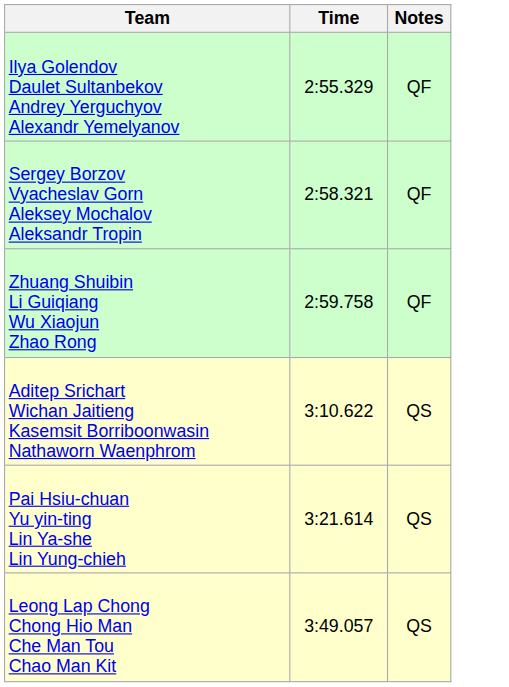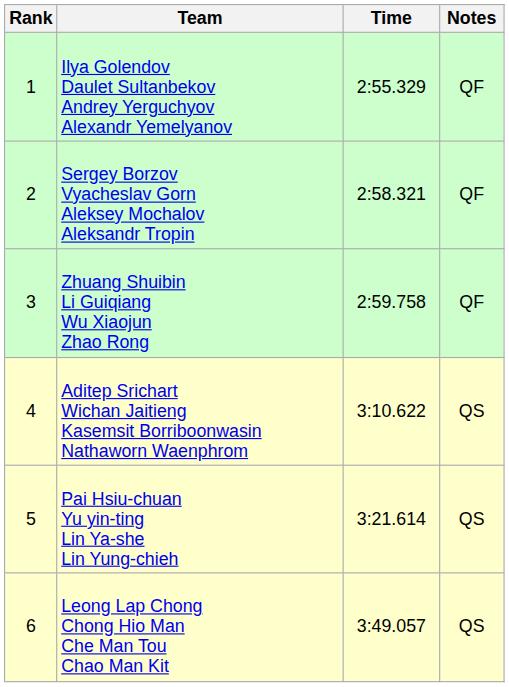+ column: (31, 18)
